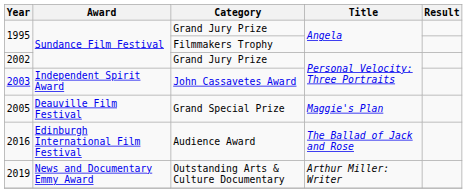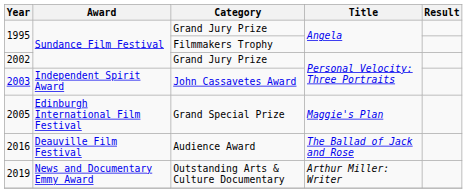(76, 109) Deauville Film Festival -> (88, 114) Edinburgh International Film Festival
(88, 141) Edinburgh International Film Festival -> (76, 147) Deauville Film Festival
